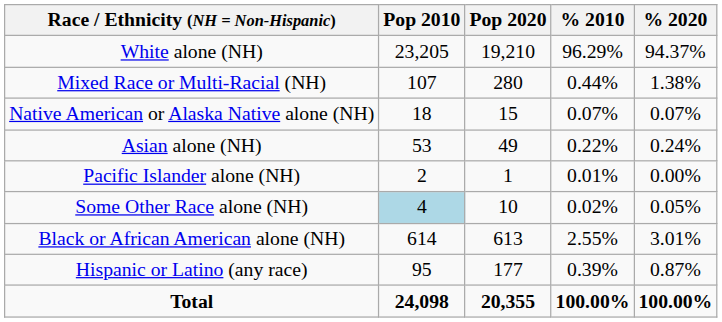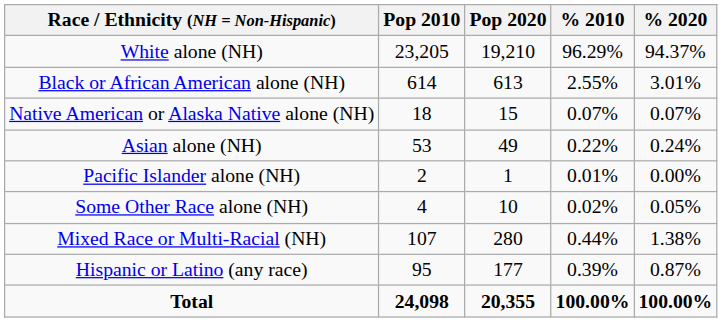rows swapped: (192, 238) <-> (192, 82)
(422, 207) lightblue background -> (422, 207) no background
